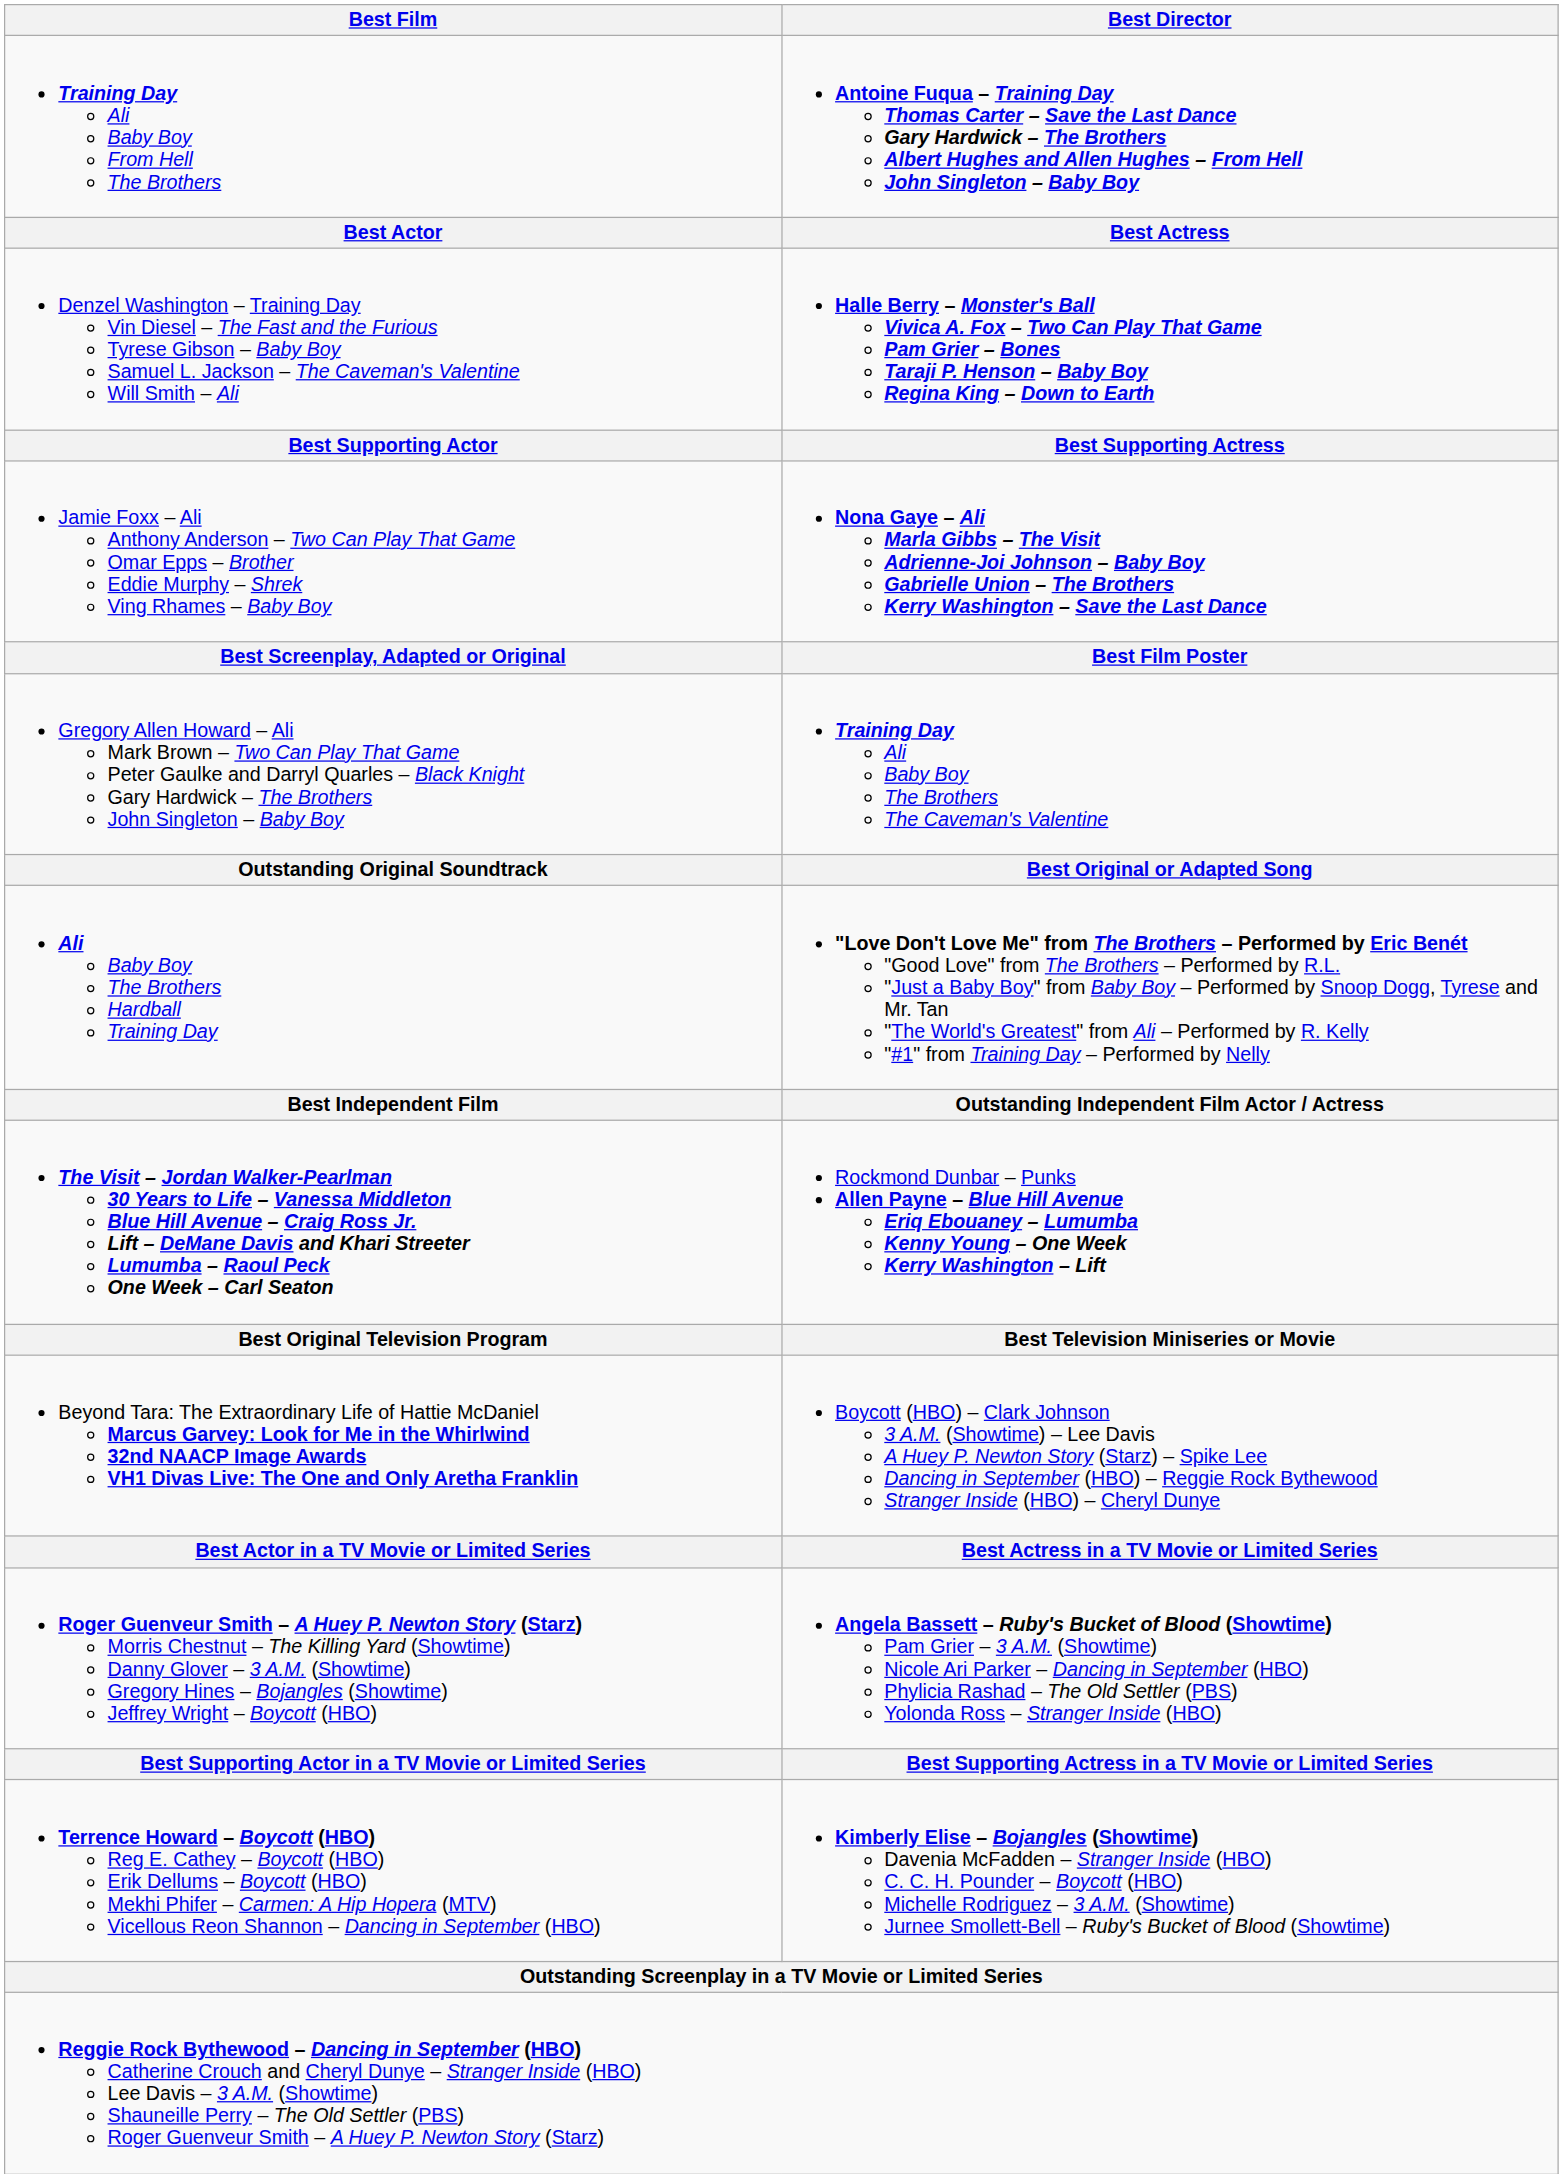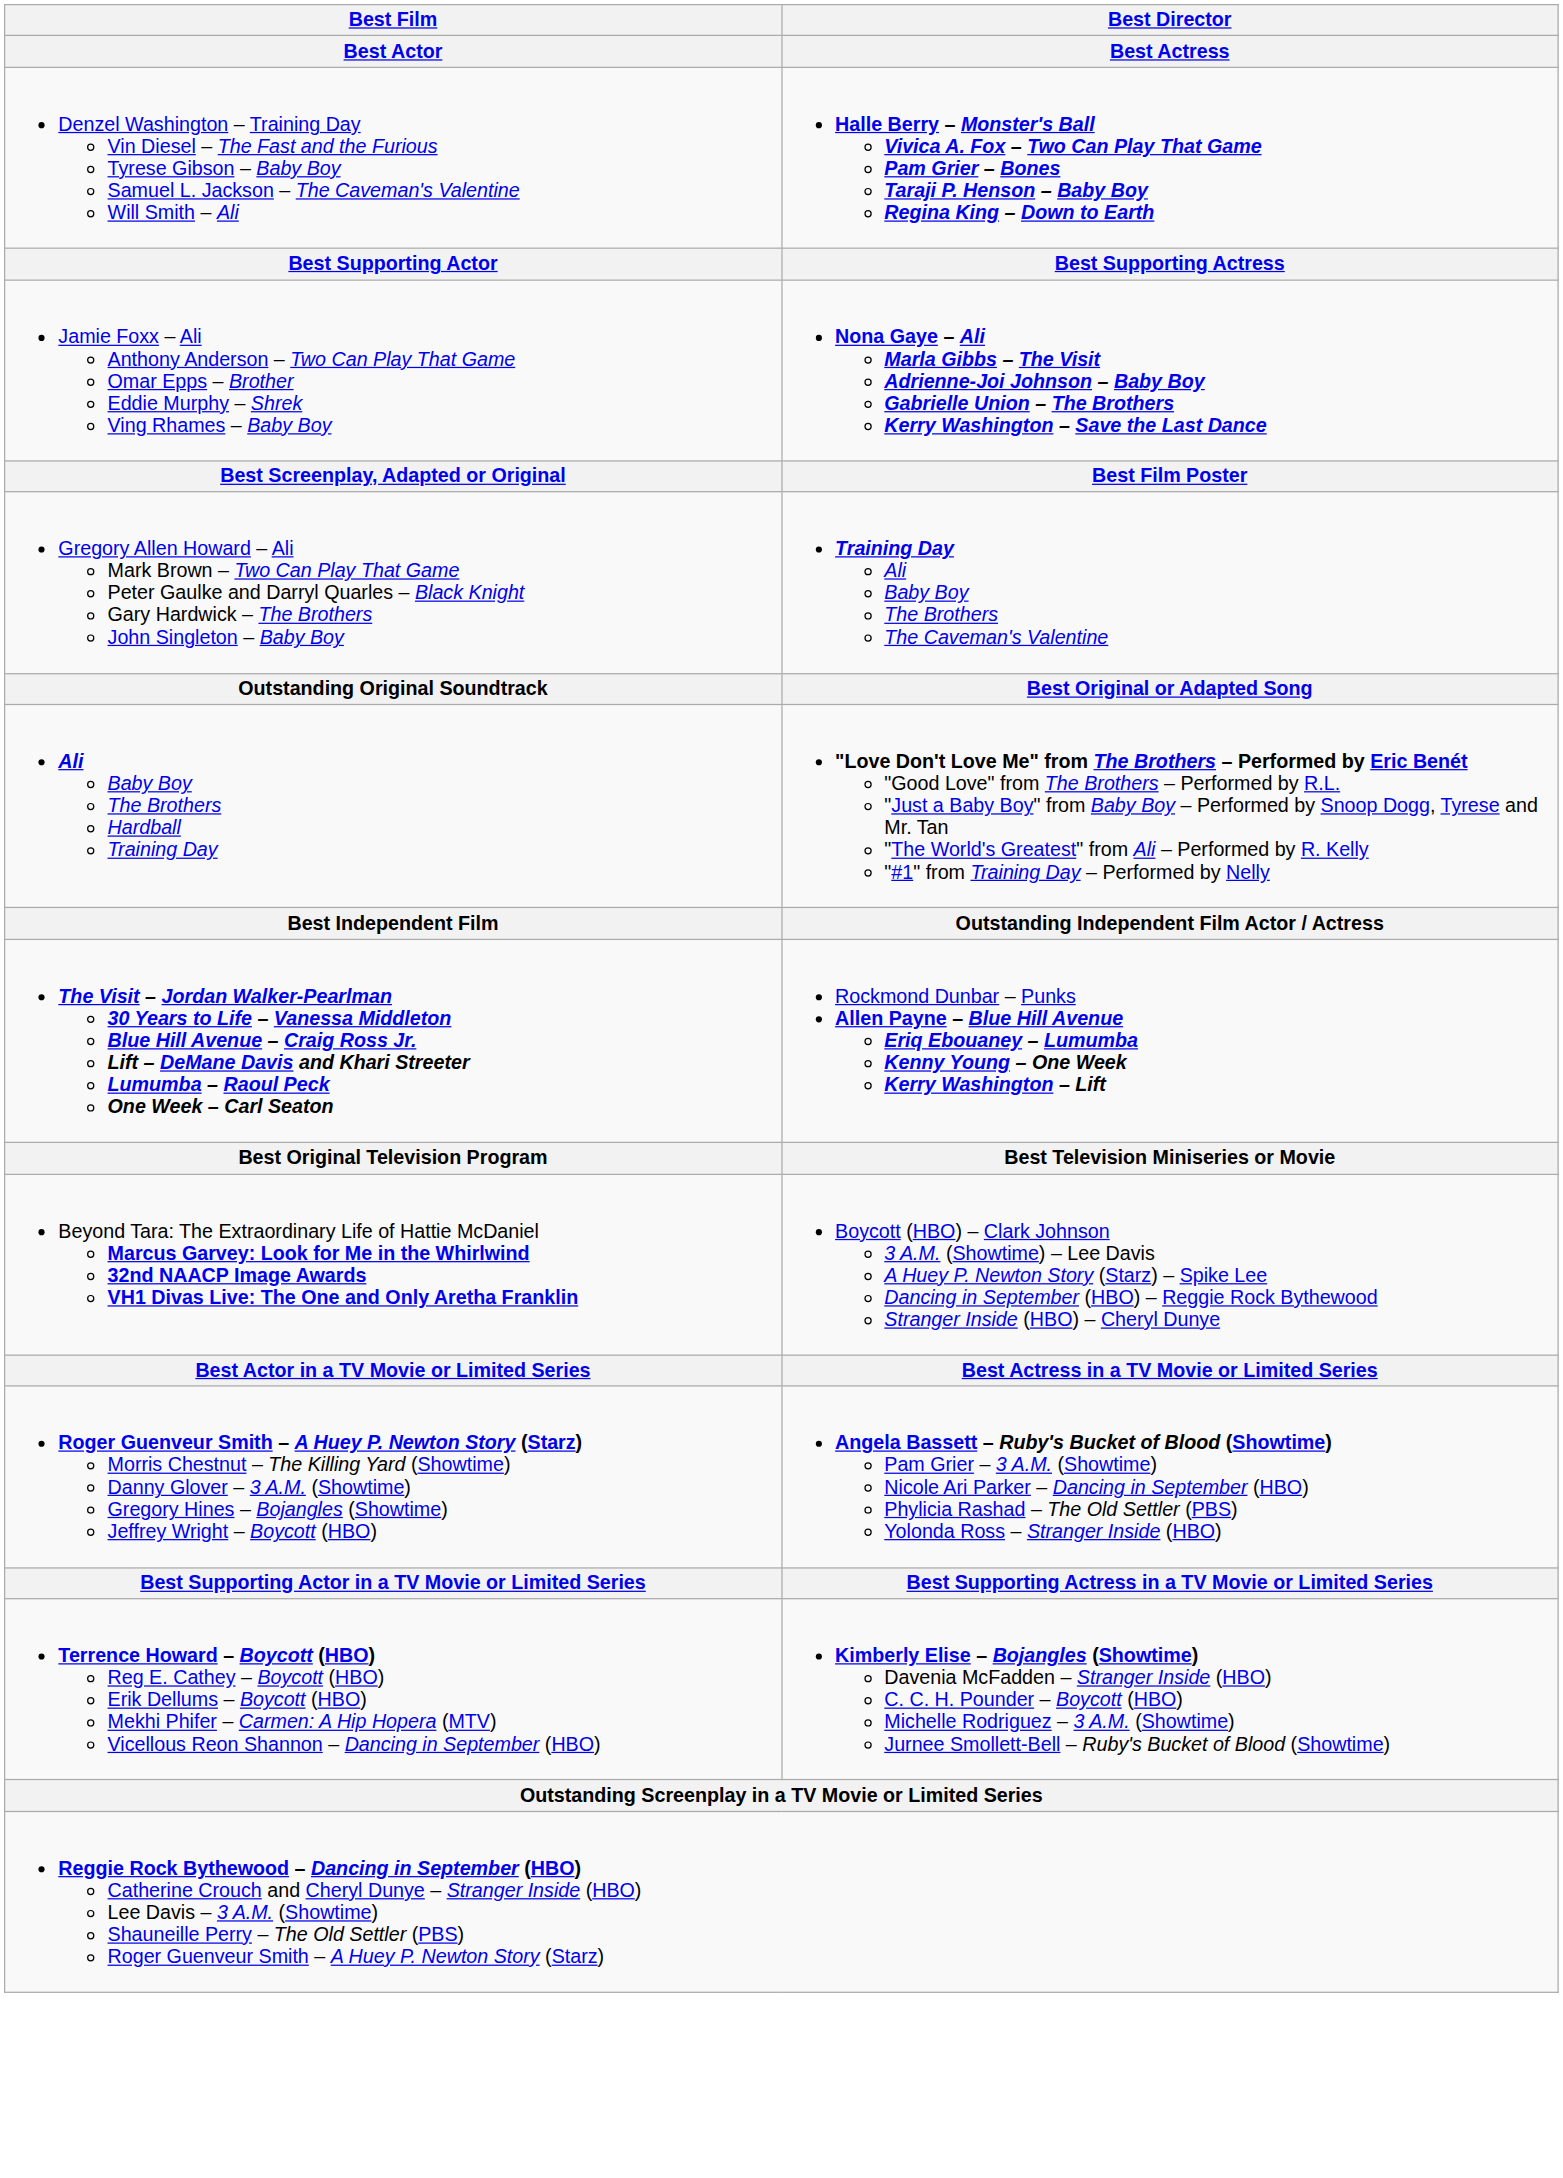- row: (393, 138)
